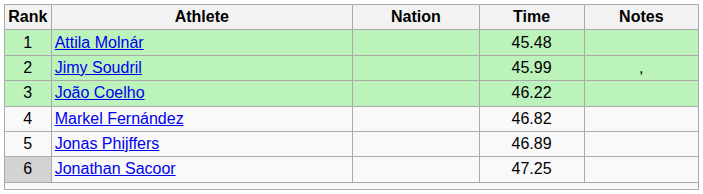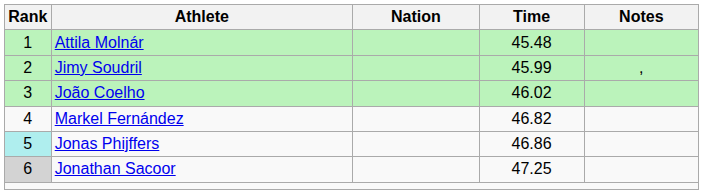(532, 93) 46.22 -> (532, 93) 46.02
(28, 144) no background -> (28, 144) paleturquoise background
(532, 144) 46.89 -> (532, 144) 46.86
